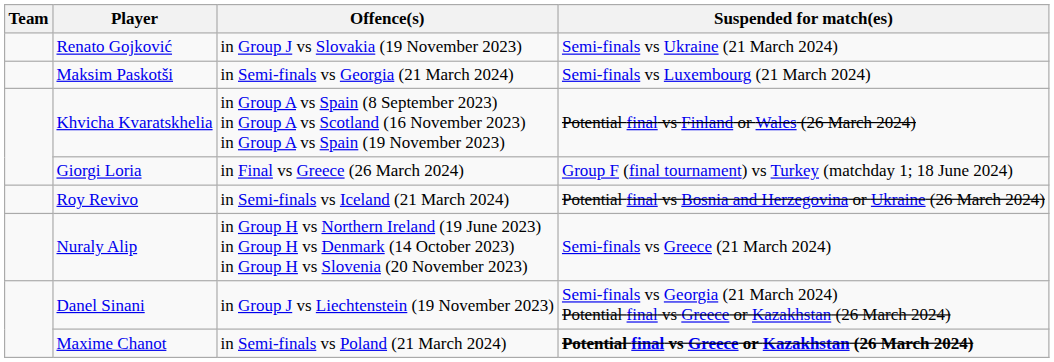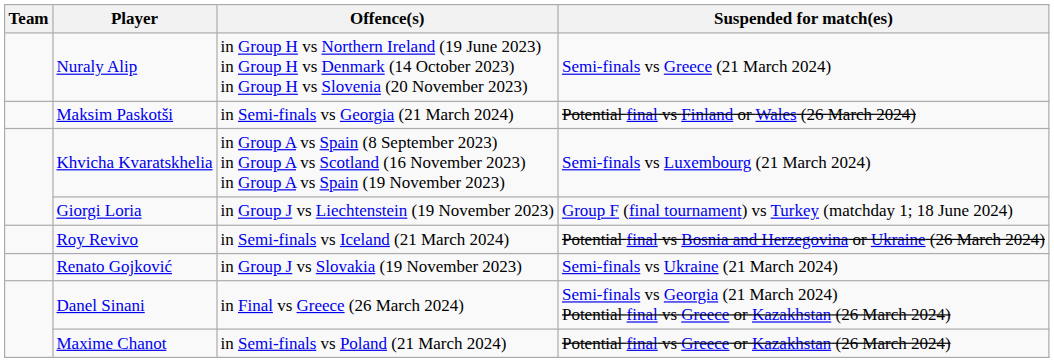rows swapped: (114, 46) <-> (97, 247)
(716, 74) Semi-finals vs Luxembourg (21 March 2024) -> (739, 115) Potential final vs Finland or Wales (26 March 2024)
(739, 123) Potential final vs Finland or Wales (26 March 2024) -> (716, 163) Semi-finals vs Luxembourg (21 March 2024)
(342, 171) in Final vs Greece (26 March 2024) -> (387, 211) in Group J vs Liechtenstein (19 November 2023)
(387, 305) in Group J vs Liechtenstein (19 November 2023) -> (342, 305) in Final vs Greece (26 March 2024)
(768, 343) bold -> (756, 343) normal
